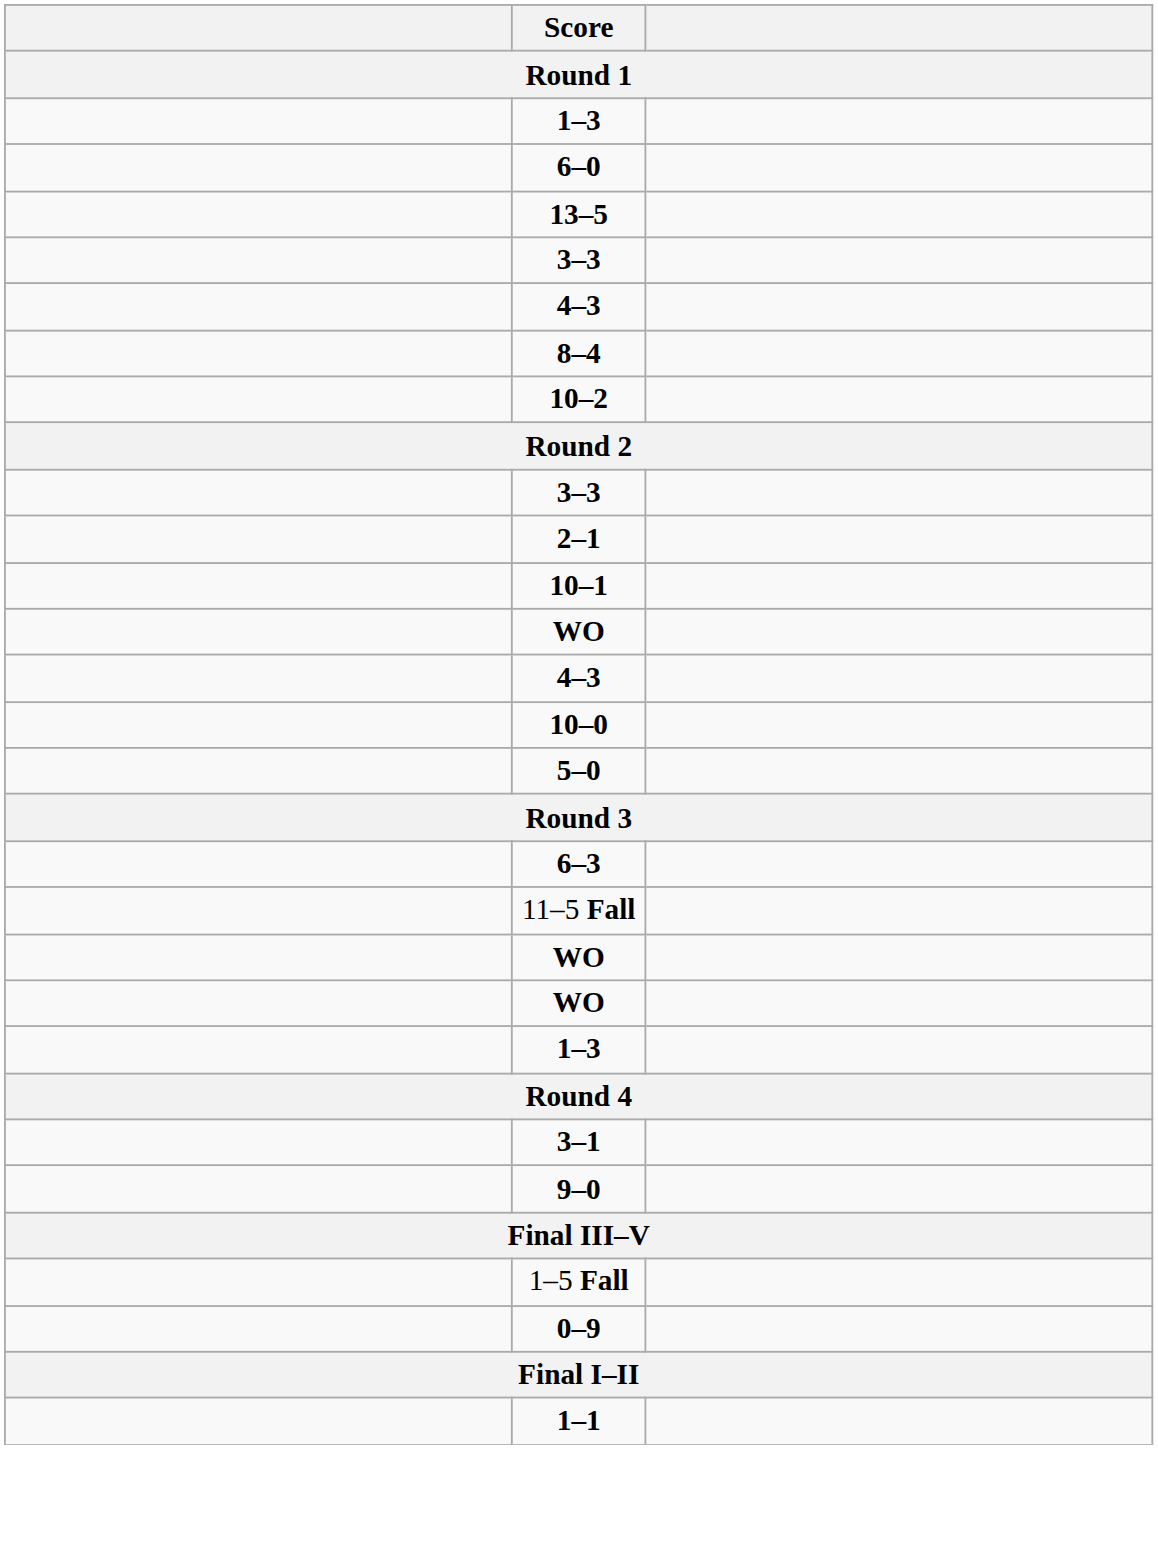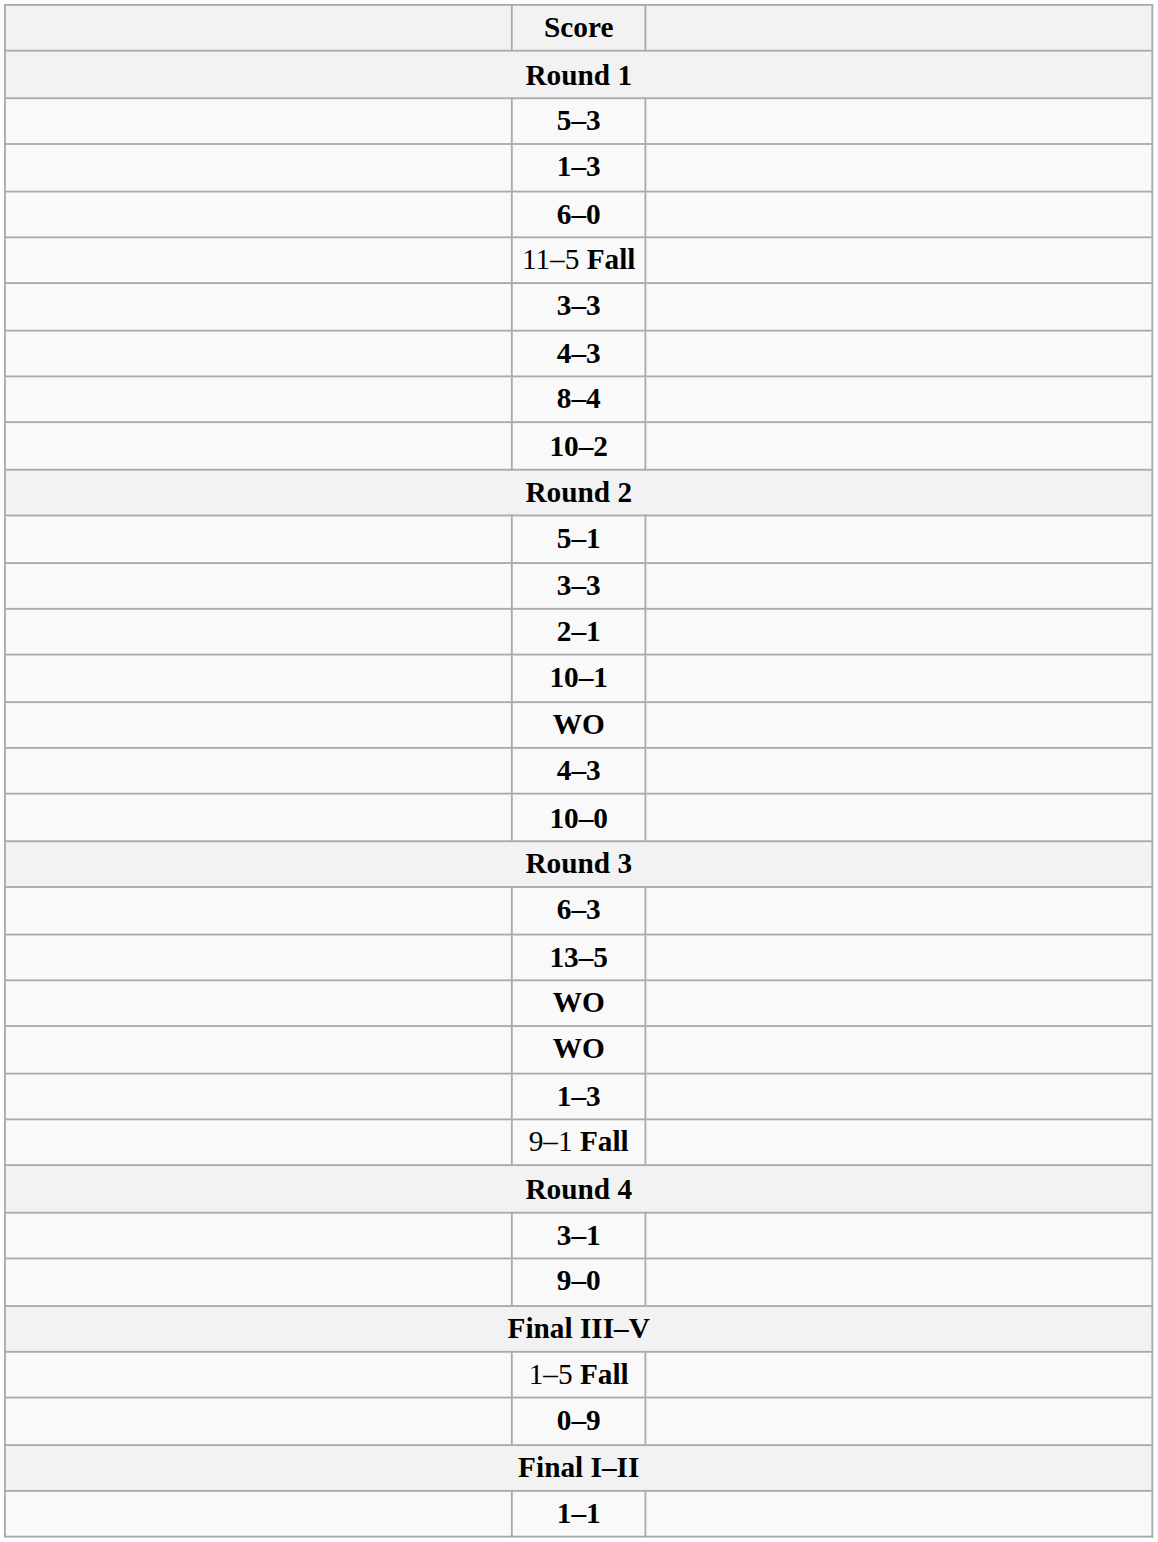+ row: (259, 121)
rows swapped: (259, 214) <-> (259, 910)
+ row: (259, 539)
- row: (259, 771)
+ row: (259, 1143)
